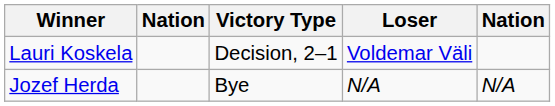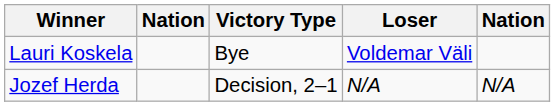(276, 52) Decision, 2–1 -> (232, 52) Bye
(232, 85) Bye -> (276, 85) Decision, 2–1
